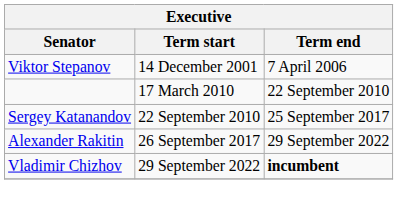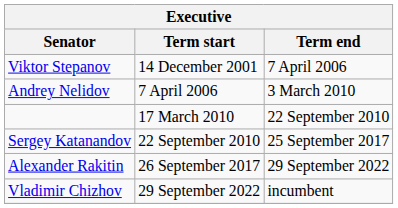+ row: (59, 91)
(303, 166) bold -> (301, 191) normal
